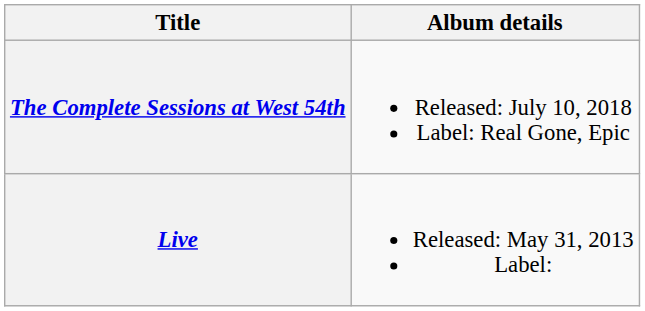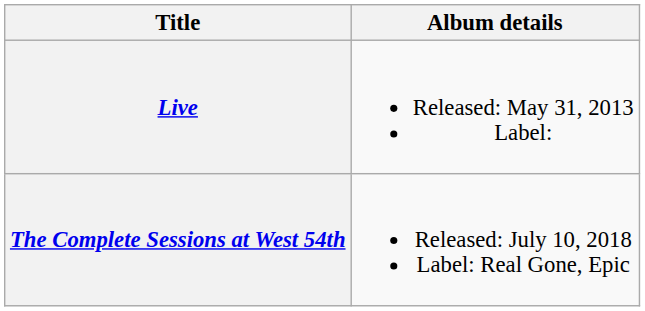rows swapped: (178, 239) <-> (178, 106)
